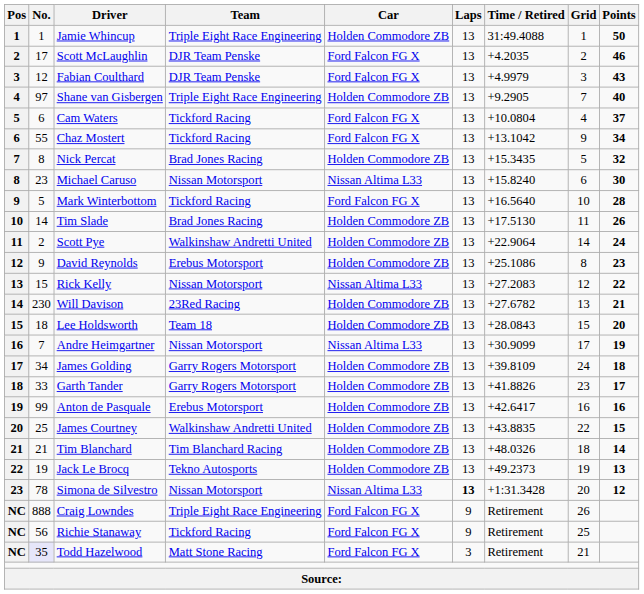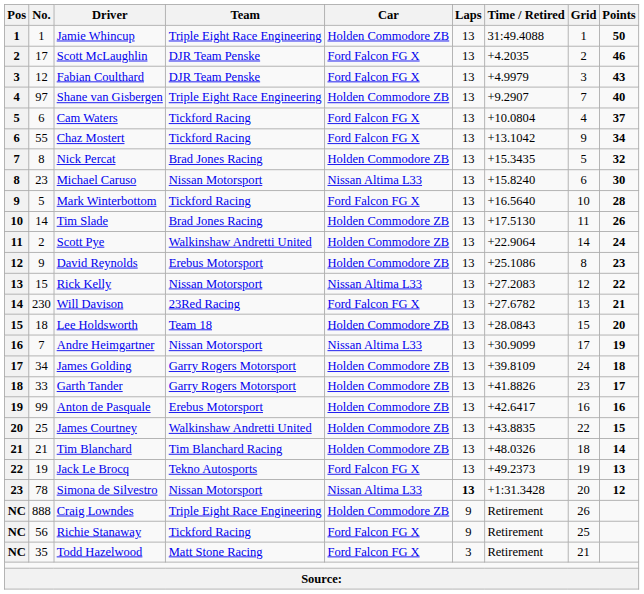(508, 97) +9.2905 -> (508, 97) +9.2907
(388, 304) Holden Commodore ZB -> (374, 304) Ford Falcon FG X
(388, 469) Holden Commodore ZB -> (374, 469) Ford Falcon FG X
(374, 511) Ford Falcon FG X -> (388, 511) Holden Commodore ZB
(41, 552) lavender background -> (41, 552) no background
